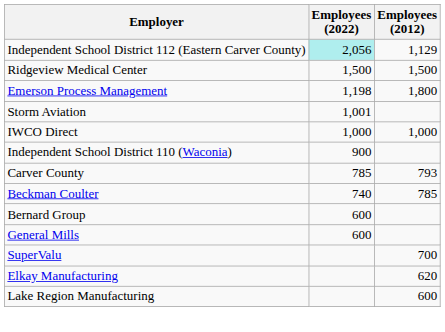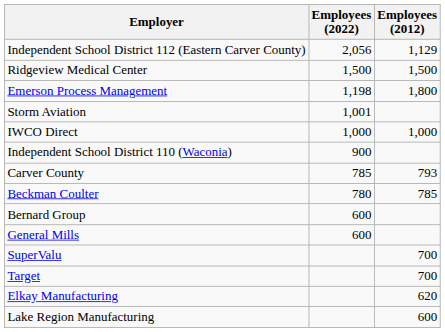(357, 49) paleturquoise background -> (357, 49) no background
(362, 193) 740 -> (362, 193) 780
+ row: (24, 276)
